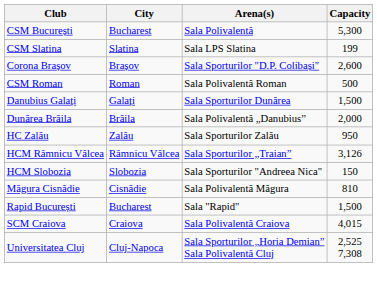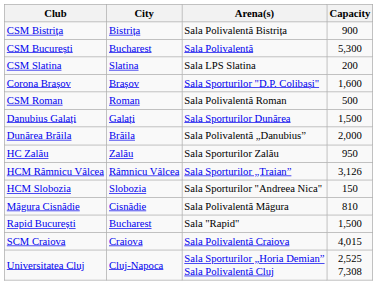+ row: (35, 31)
(350, 48) 199 -> (350, 66) 200
(350, 66) 2,600 -> (350, 83) 1,600
